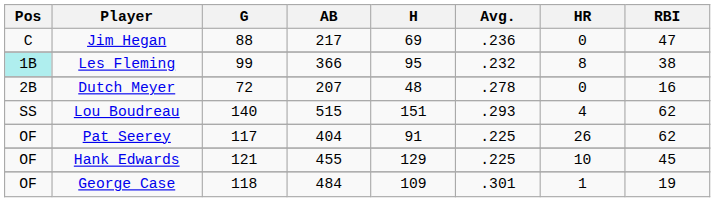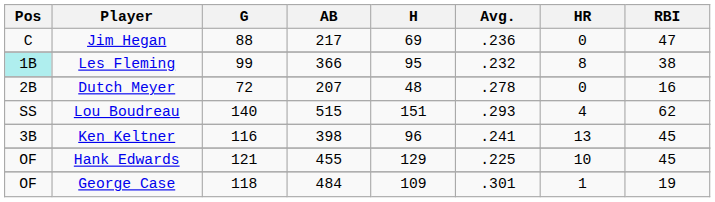+ row: (127, 136)
- row: (127, 136)
